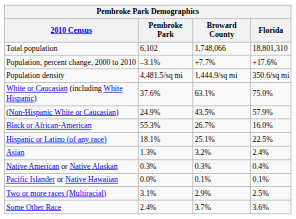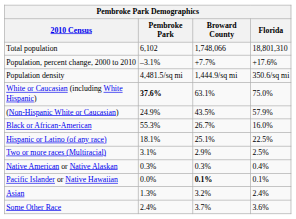(150, 94) normal -> (151, 94) bold
rows swapped: (15, 153) <-> (56, 193)
(203, 180) normal -> (203, 180) bold
